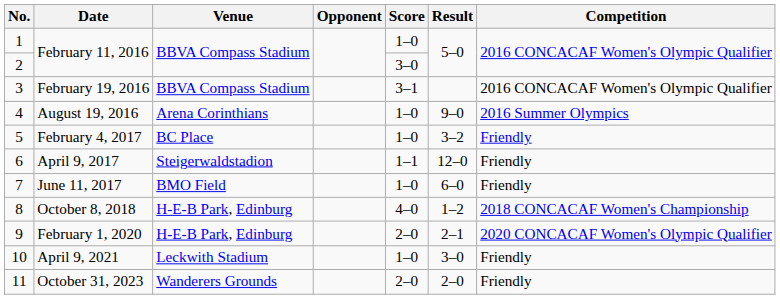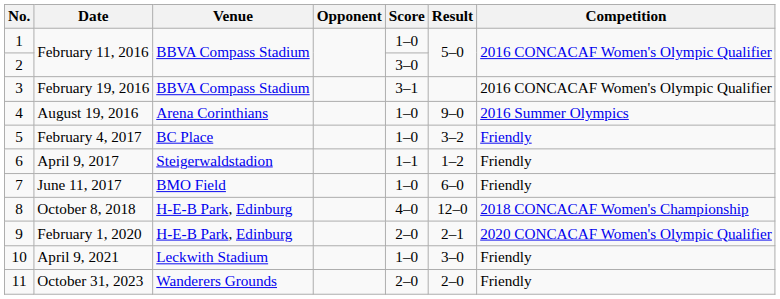(452, 161) 12–0 -> (452, 161) 1–2
(452, 209) 1–2 -> (452, 209) 12–0
